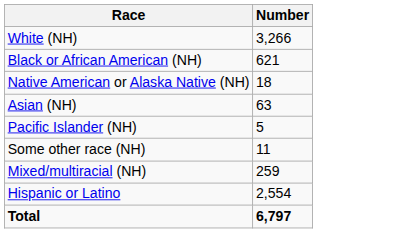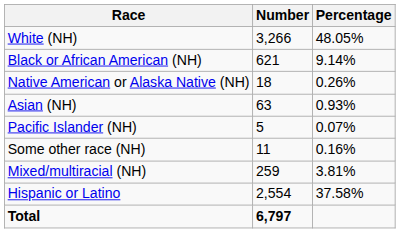+ column: (354, 15)
